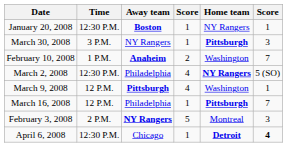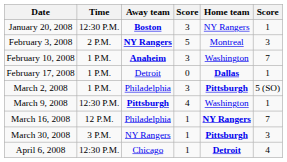(187, 27) 1 -> (187, 27) 3
rows swapped: (41, 119) <-> (41, 42)
(187, 58) 2 -> (187, 58) 3
+ row: (41, 73)
(99, 73) 12:30 P.M. -> (99, 88) 1 P.M.
(187, 73) 4 -> (187, 88) 3
(227, 73) NY Rangers -> (227, 88) Pittsburgh
(99, 88) 12 P.M. -> (99, 104) 12:30 P.M.
(227, 104) Pittsburgh -> (227, 119) NY Rangers
(268, 134) bold -> (268, 149) normal
